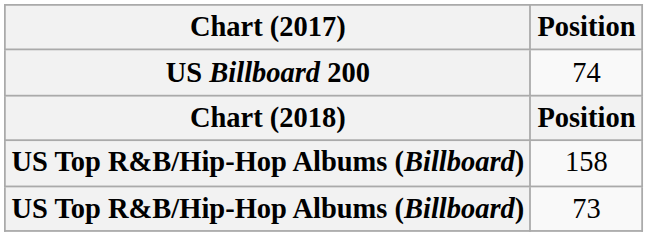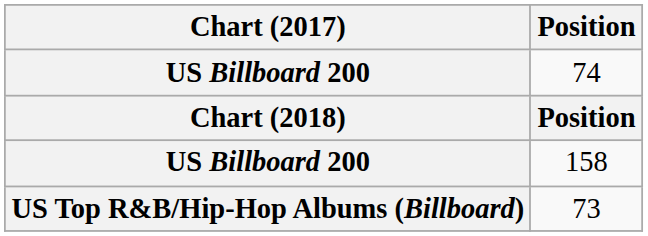(268, 162) US Top R&B/Hip-Hop Albums (Billboard) -> (268, 162) US Billboard 200
